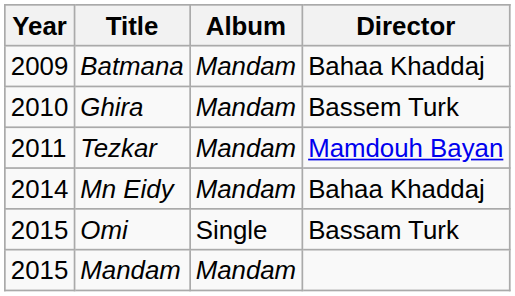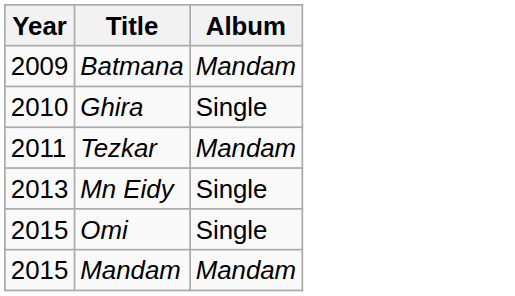- column: (406, 25)
(246, 107) Mandam -> (232, 107) Single
(40, 189) 2014 -> (40, 189) 2013
(246, 189) Mandam -> (232, 189) Single
